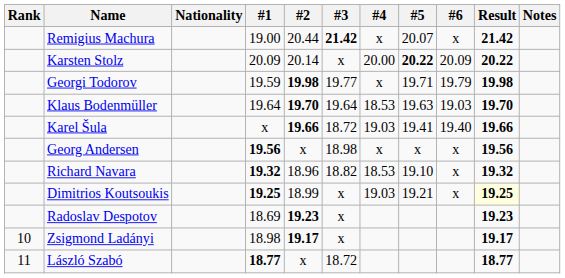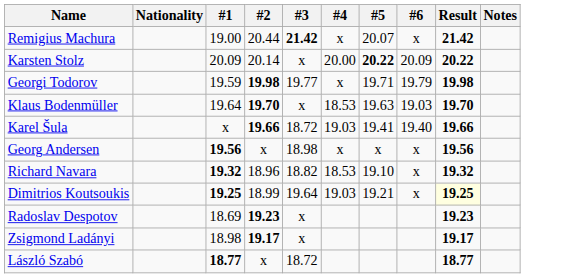- column: (24, 15)
(341, 104) 19.64 -> (302, 104) x
(341, 194) x -> (302, 194) 19.64
